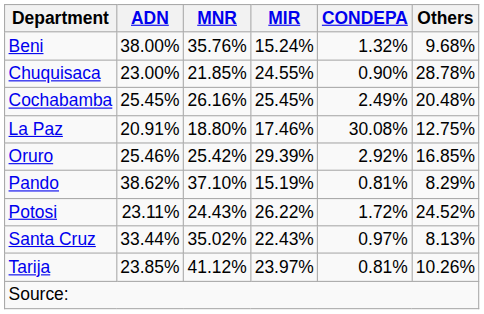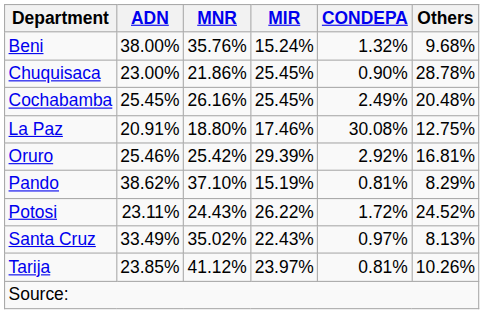(217, 73) 21.85% -> (217, 73) 21.86%
(284, 73) 24.55% -> (284, 73) 25.45%
(445, 156) 16.85% -> (445, 156) 16.81%
(150, 239) 33.44% -> (150, 239) 33.49%
